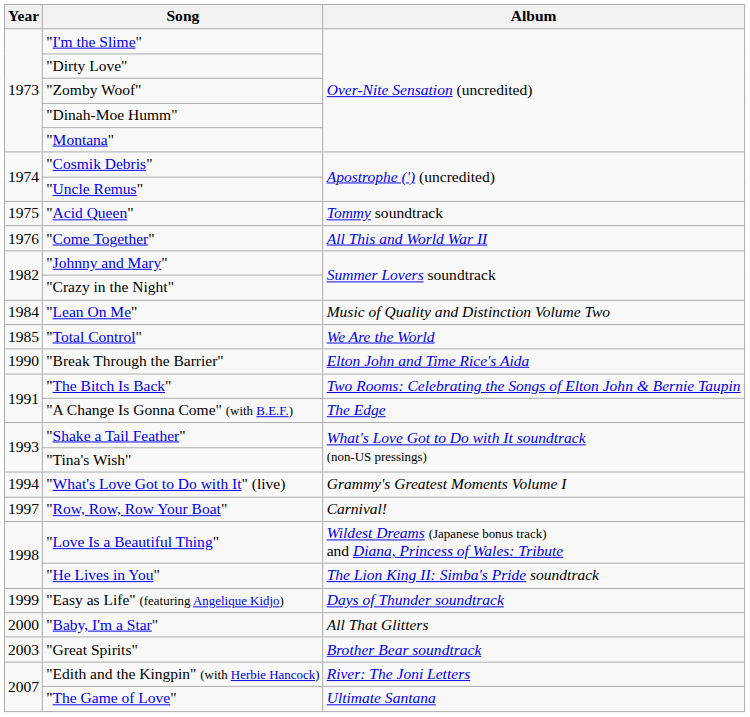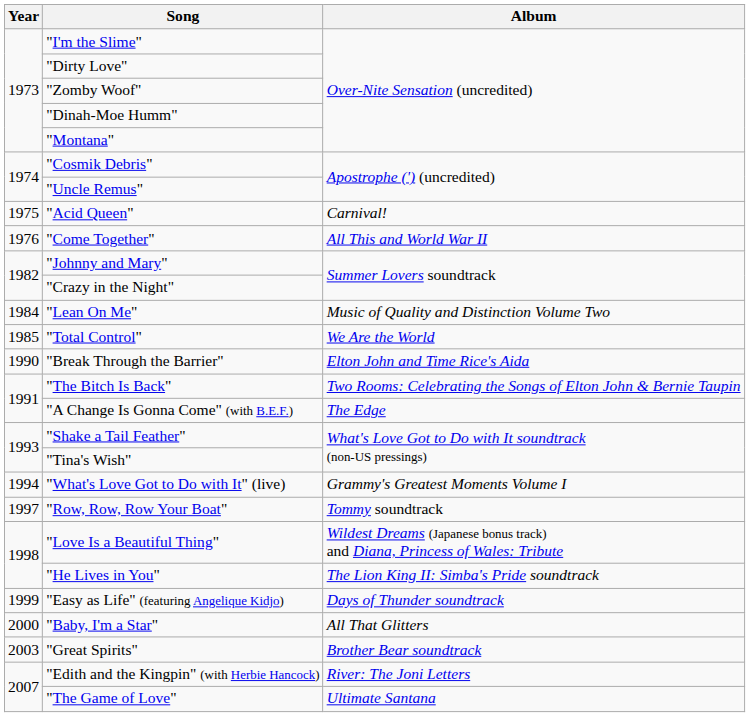(385, 213) Tommy soundtrack -> (357, 213) Carnival!
(357, 509) Carnival! -> (385, 509) Tommy soundtrack
